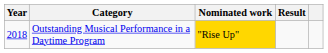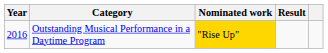(17, 34) 2018 -> (17, 34) 2016
